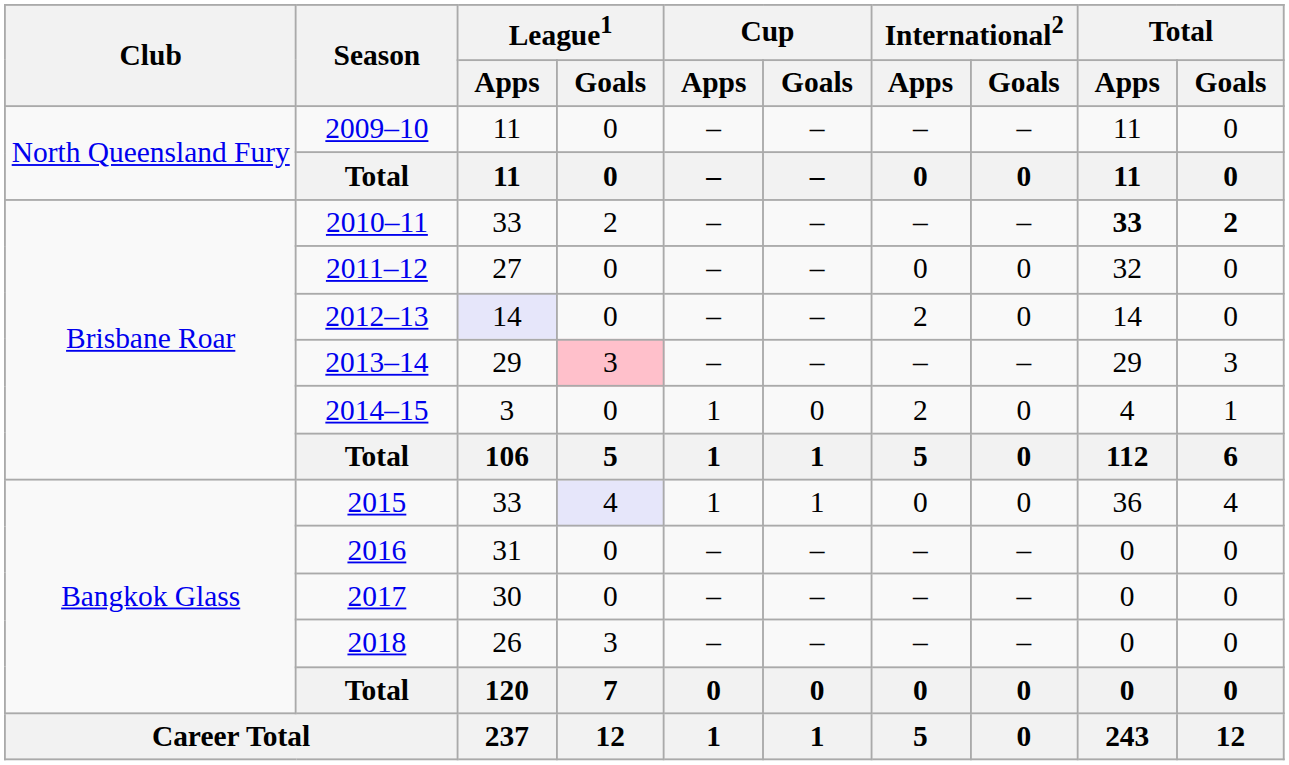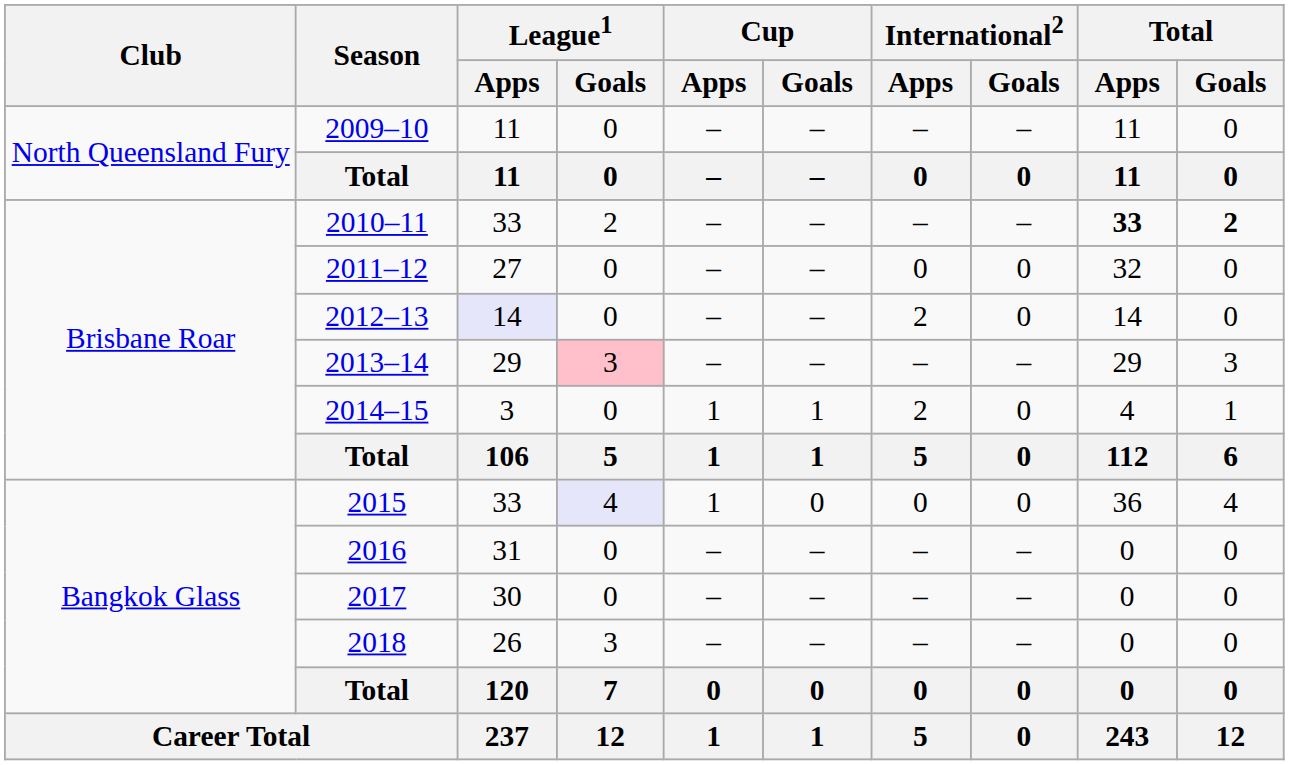(817, 409) 0 -> (817, 409) 1
(817, 502) 1 -> (817, 502) 0
